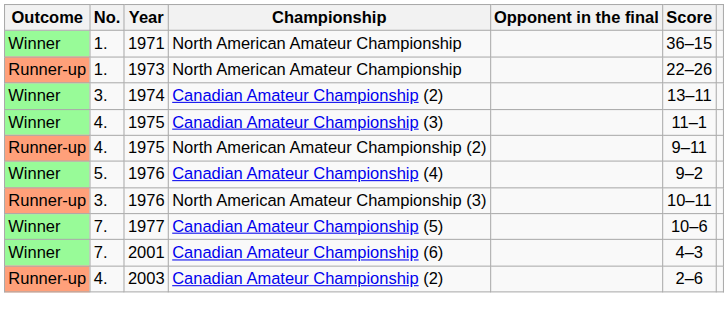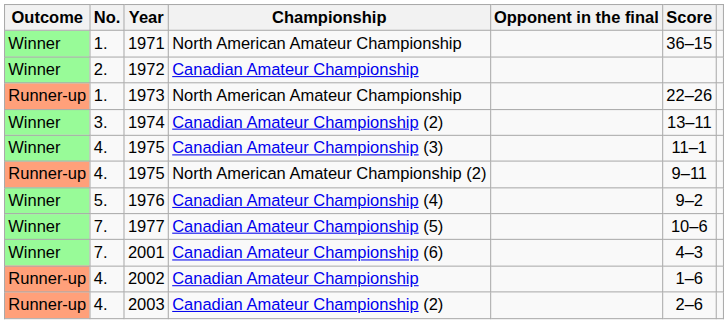+ row: (146, 69)
- row: (146, 200)
+ row: (146, 278)
